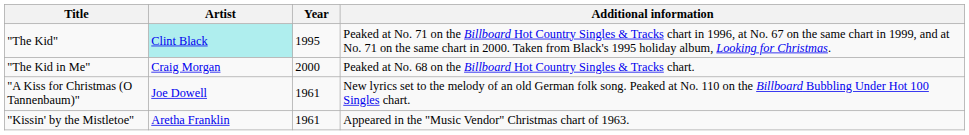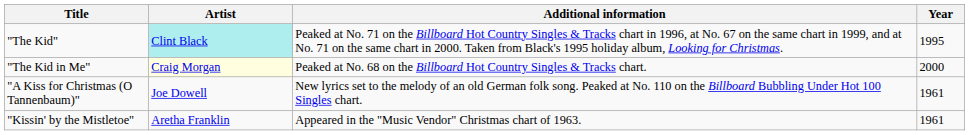columns swapped: (316, 14) <-> (653, 14)
(186, 67) no background -> (186, 67) lightyellow background
